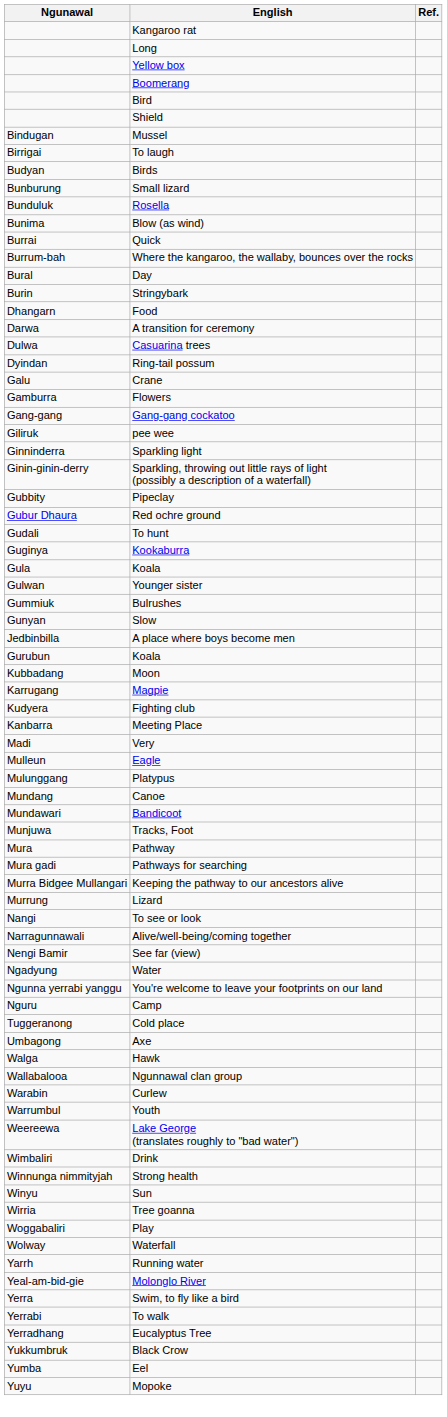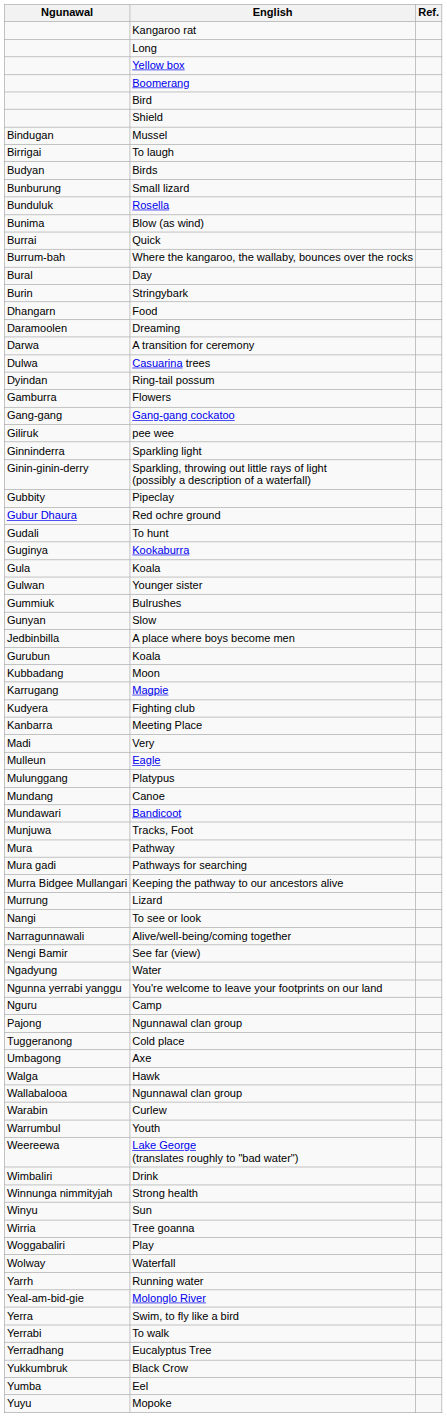+ row: (37, 328)
- row: (19, 380)
+ row: (24, 1023)
